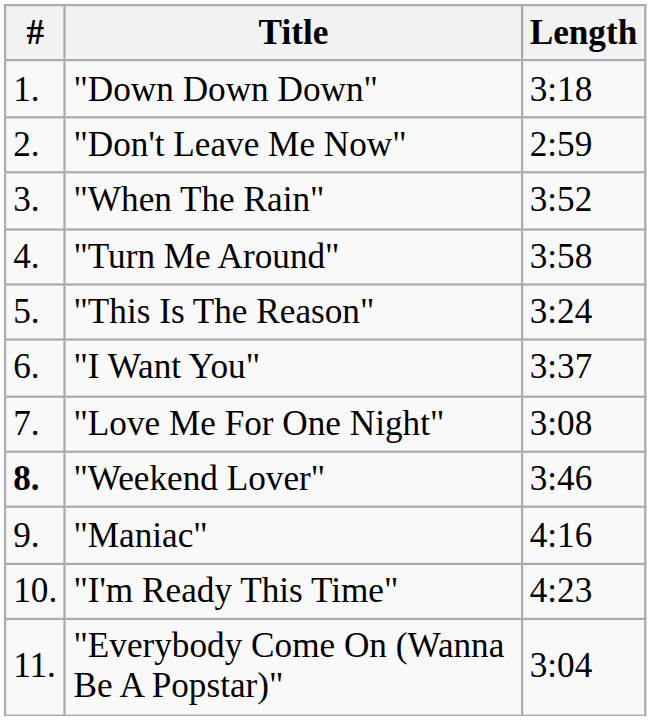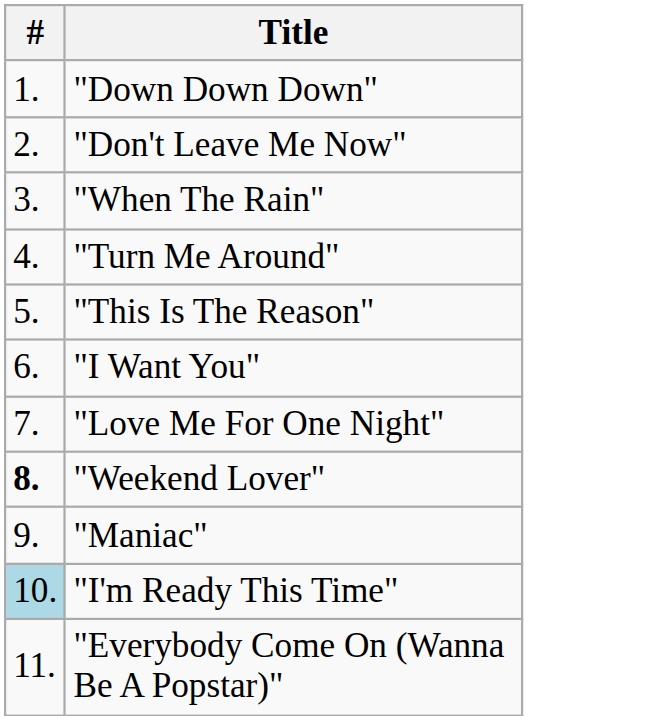- column: (583, 32)
(35, 590) no background -> (35, 590) lightblue background
